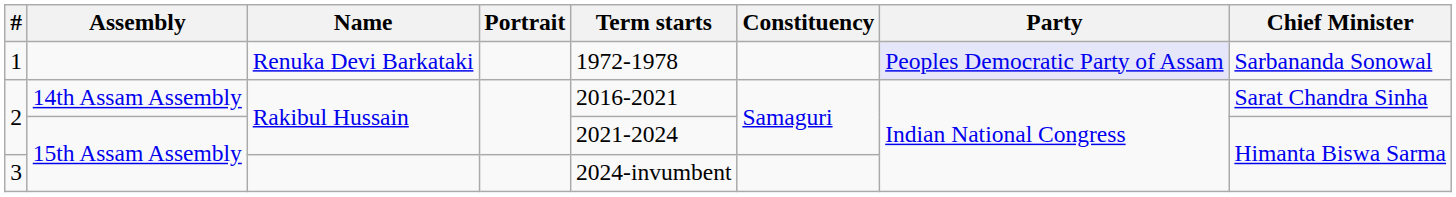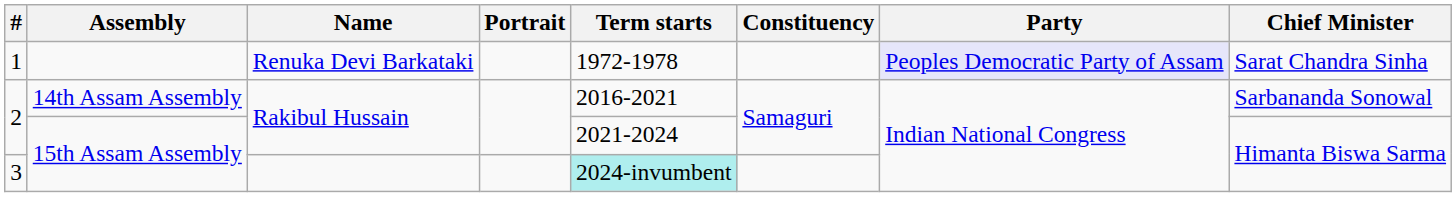(1333, 60) Sarbananda Sonowal -> (1331, 60) Sarat Chandra Sinha
(1331, 97) Sarat Chandra Sinha -> (1333, 97) Sarbananda Sonowal
(654, 172) no background -> (654, 172) paleturquoise background
